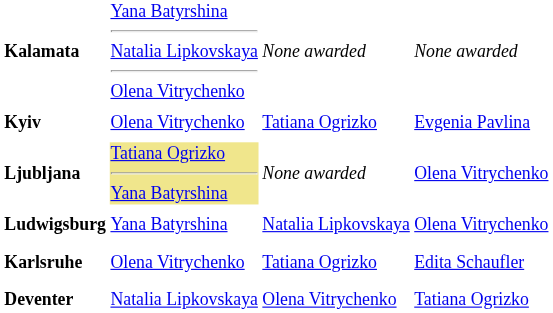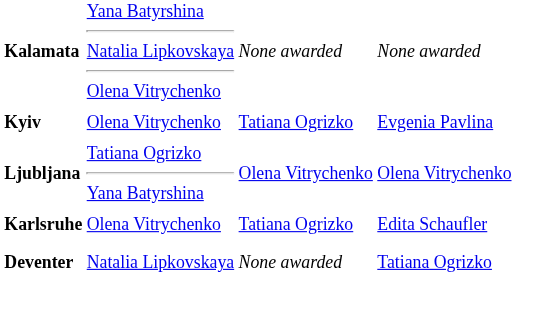(184, 173) khaki background -> (160, 173) no background
(314, 173) None awarded -> (306, 173) Olena Vitrychenko
- row: (55, 224)
(329, 299) Olena Vitrychenko -> (290, 262) None awarded
